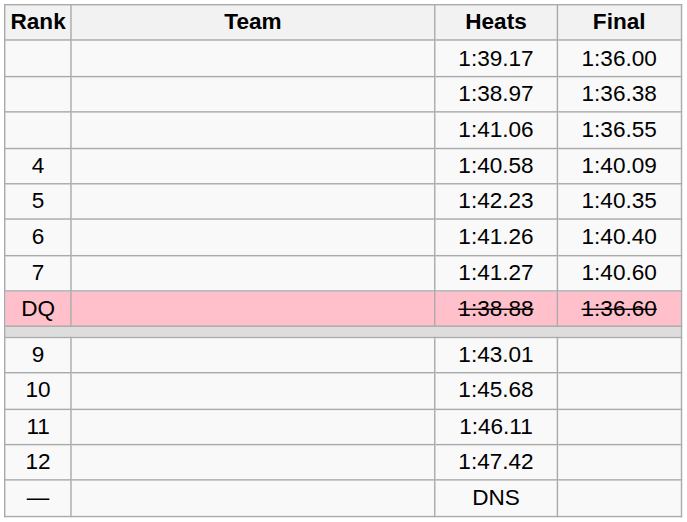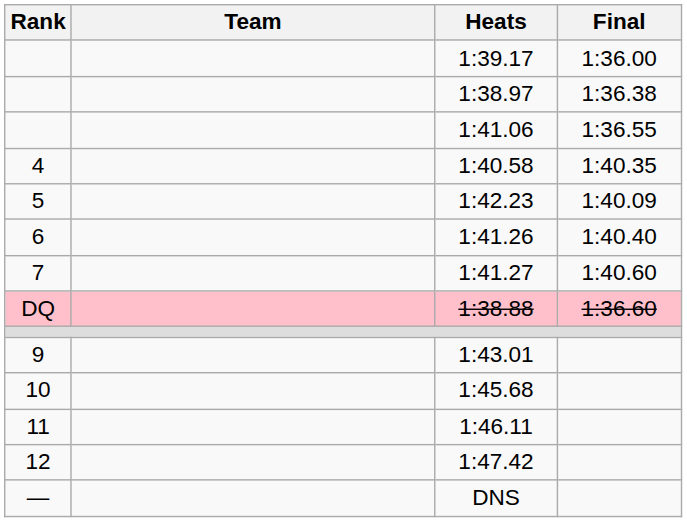(619, 165) 1:40.09 -> (619, 165) 1:40.35
(619, 201) 1:40.35 -> (619, 201) 1:40.09
